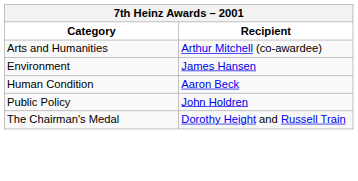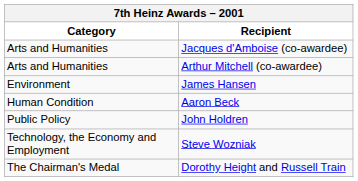+ row: (264, 48)
+ row: (219, 144)
